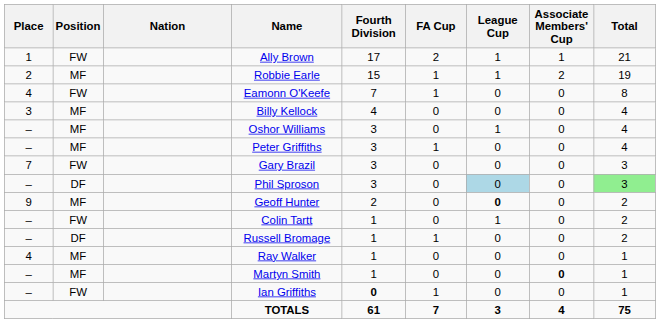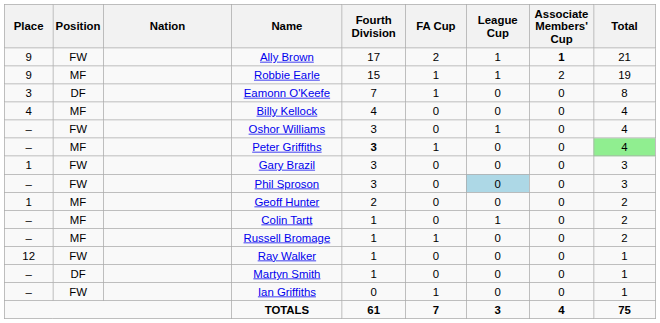(29, 57) 1 -> (29, 57) 9
(562, 57) normal -> (562, 57) bold
(29, 75) 2 -> (29, 75) 9
(29, 93) 4 -> (29, 93) 3
(78, 93) FW -> (78, 93) DF
(29, 111) 3 -> (29, 111) 4
(78, 129) MF -> (78, 129) FW
(374, 147) normal -> (374, 147) bold
(625, 147) no background -> (625, 147) lightgreen background
(29, 165) 7 -> (29, 165) 1
(78, 183) DF -> (78, 183) FW
(625, 183) lightgreen background -> (625, 183) no background
(29, 202) 9 -> (29, 202) 1
(498, 202) bold -> (498, 202) normal
(78, 220) FW -> (78, 220) MF
(78, 238) DF -> (78, 238) MF
(29, 256) 4 -> (29, 256) 12
(78, 256) MF -> (78, 256) FW
(78, 274) MF -> (78, 274) DF
(562, 274) bold -> (562, 274) normal
(374, 292) bold -> (374, 292) normal
